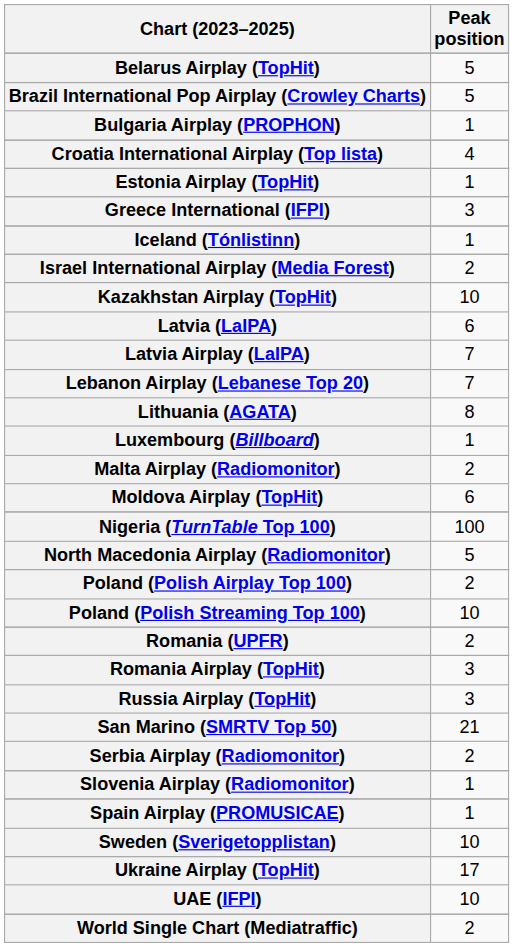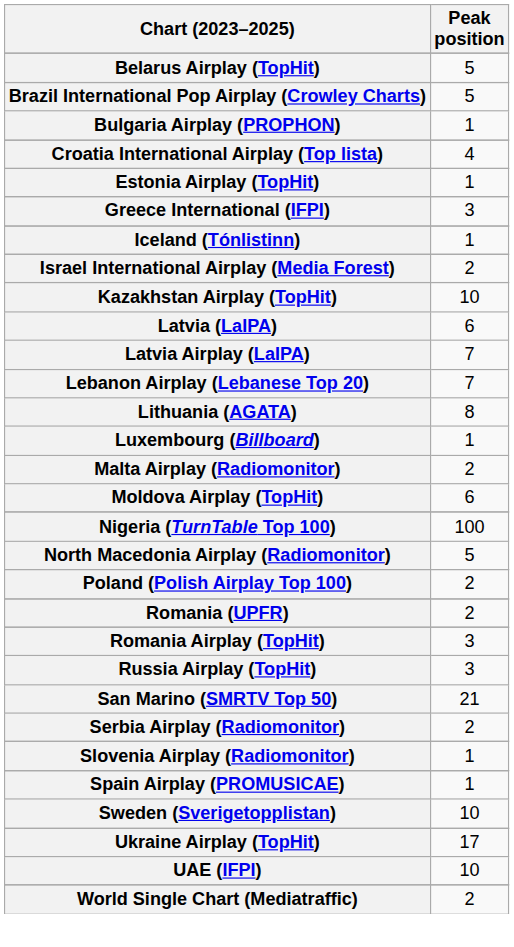- row: (217, 612)
